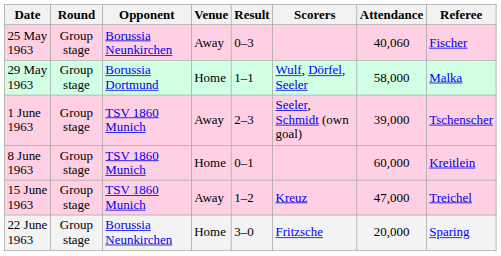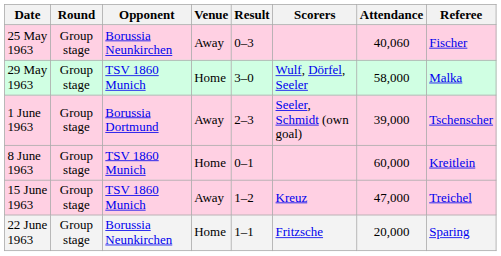(132, 77) Borussia Dortmund -> (132, 77) TSV 1860 Munich
(244, 77) 1–1 -> (244, 77) 3–0
(132, 120) TSV 1860 Munich -> (132, 120) Borussia Dortmund
(244, 232) 3–0 -> (244, 232) 1–1
